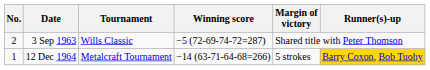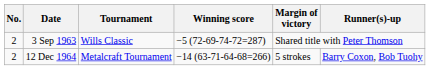(14, 57) 1 -> (14, 57) 2
(372, 57) gold background -> (372, 57) no background
